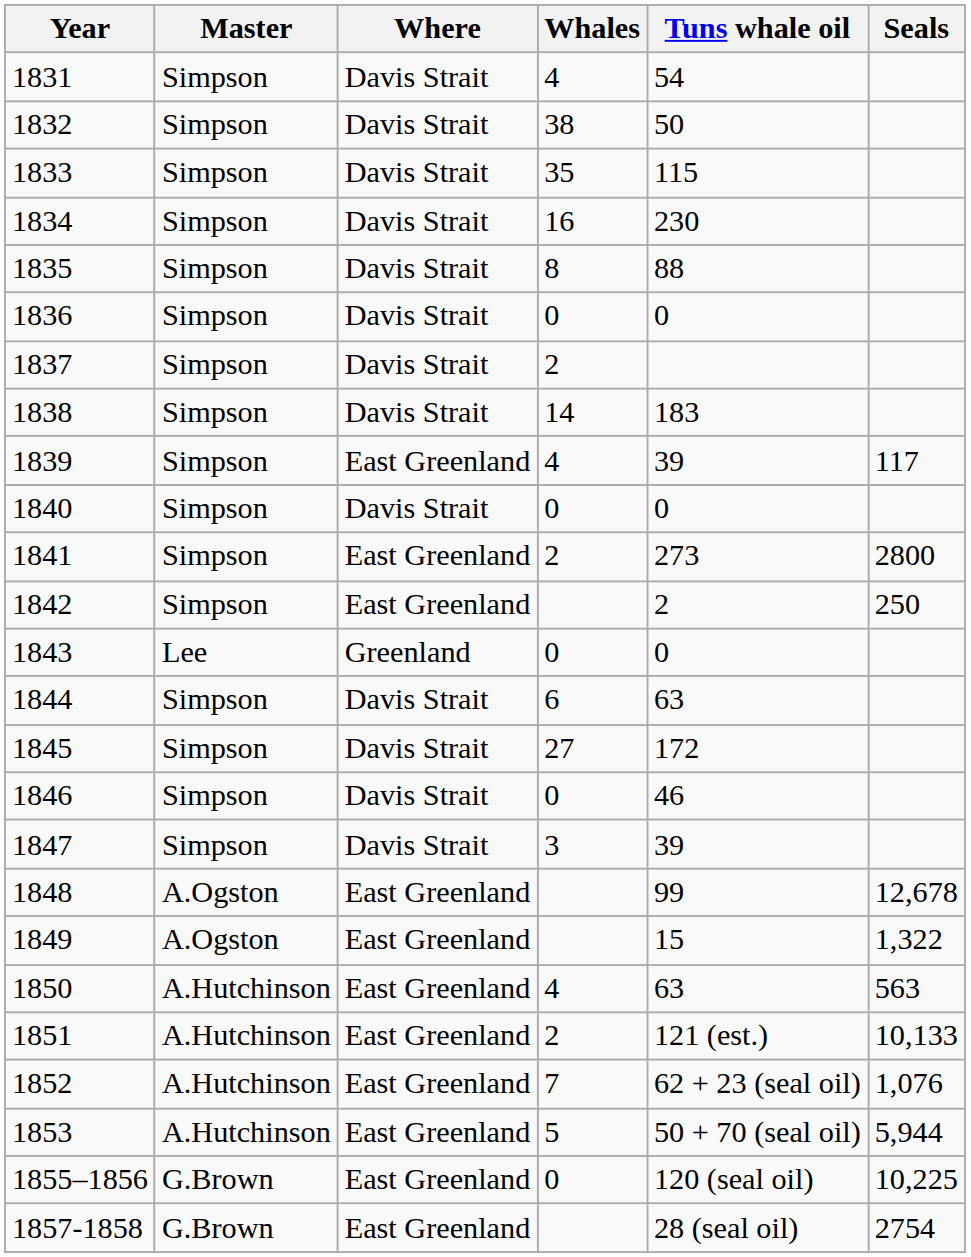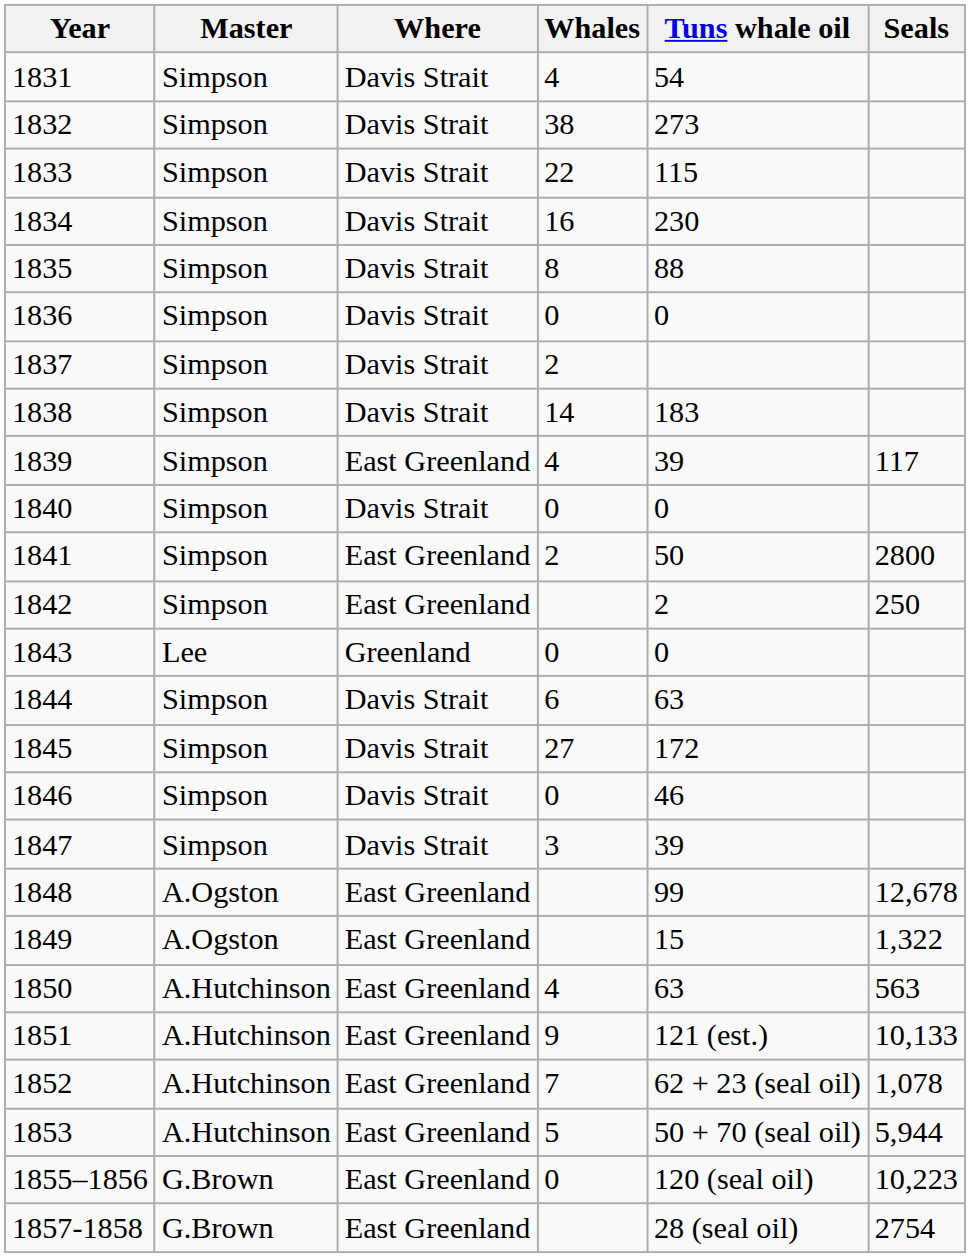(669, 124) 50 -> (677, 124) 273
(559, 172) 35 -> (559, 172) 22
(677, 556) 273 -> (669, 556) 50
(552, 1035) 2 -> (552, 1035) 9
(909, 1083) 1,076 -> (909, 1083) 1,078
(916, 1179) 10,225 -> (916, 1179) 10,223
